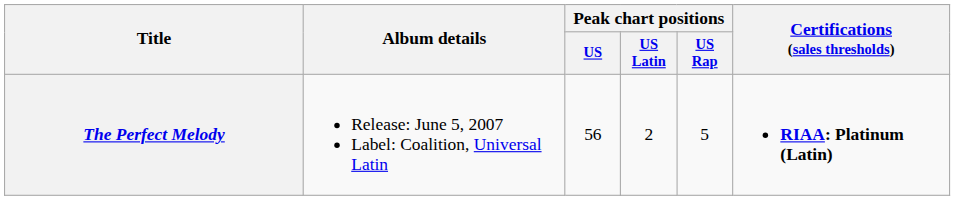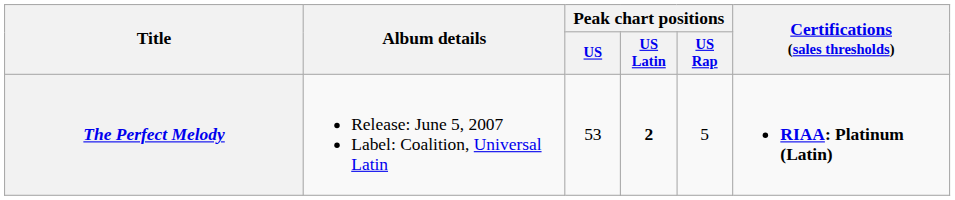(593, 134) 56 -> (593, 134) 53
(649, 134) normal -> (649, 134) bold
